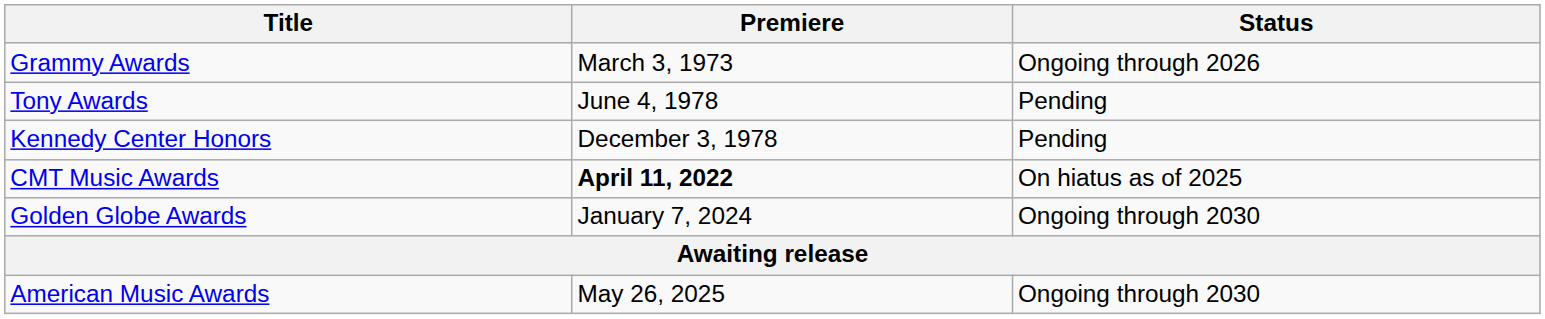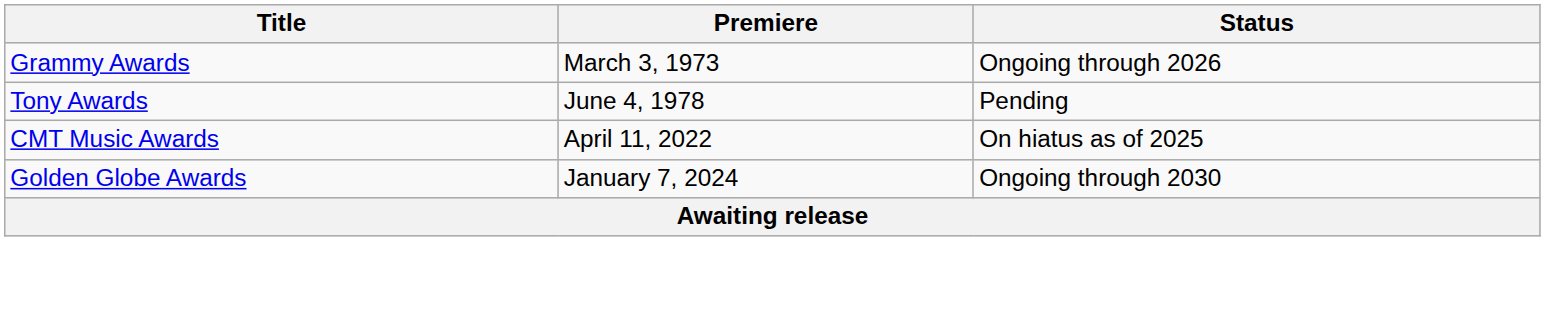- row: (141, 139)
(655, 178) bold -> (638, 139) normal
- row: (140, 293)
